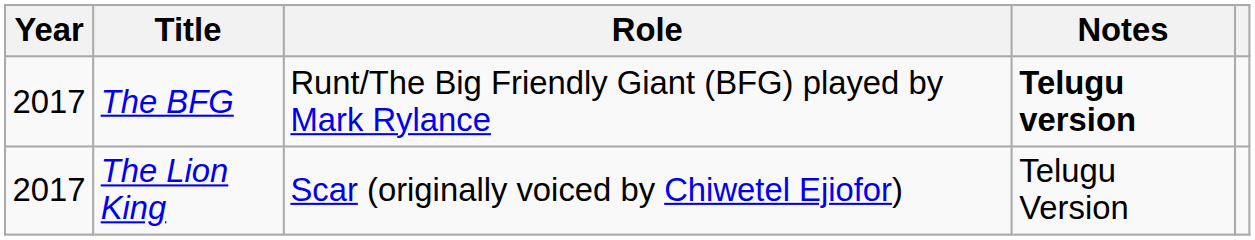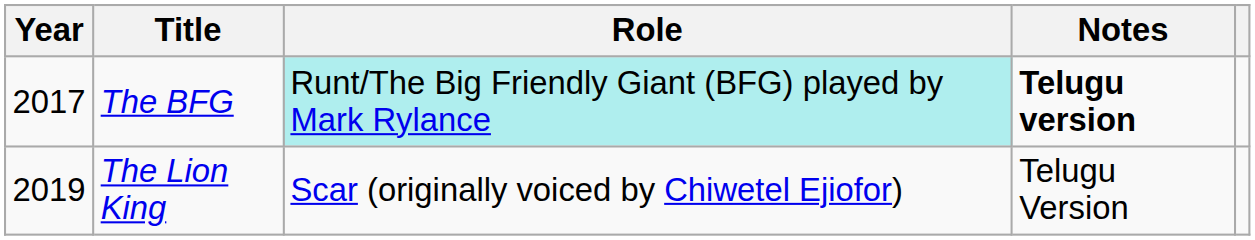(617, 100) no background -> (617, 100) paleturquoise background
(49, 189) 2017 -> (49, 189) 2019
